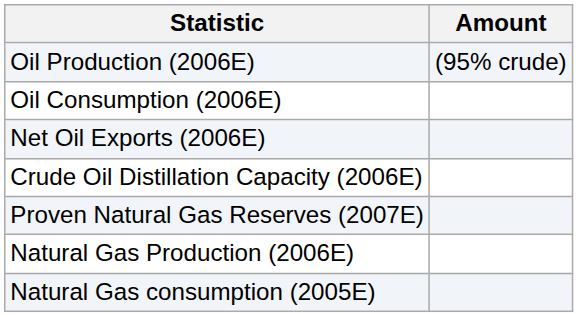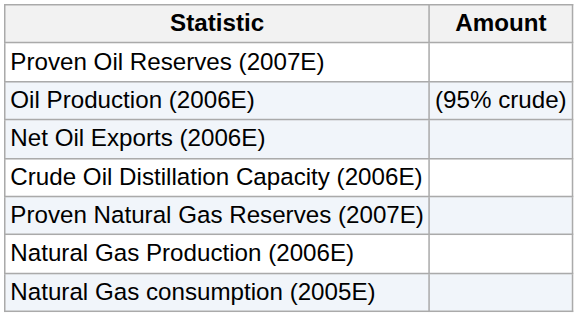+ row: (167, 61)
- row: (146, 100)
